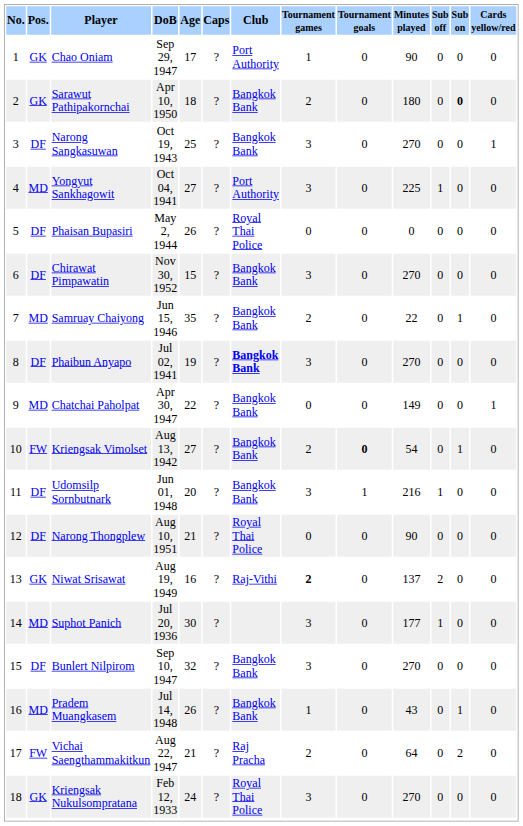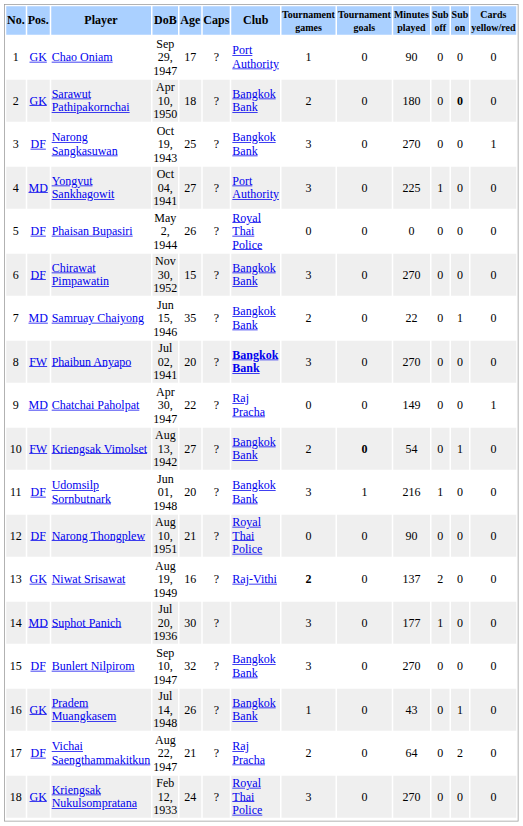(38, 361) DF -> (38, 361) FW
(190, 361) 19 -> (190, 361) 20
(254, 405) Bangkok Bank -> (249, 405) Raj Pracha
(38, 709) MD -> (38, 709) GK
(38, 753) FW -> (38, 753) DF
